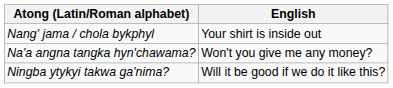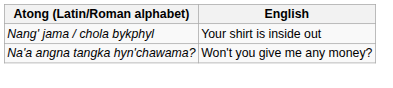- row: (88, 72)
